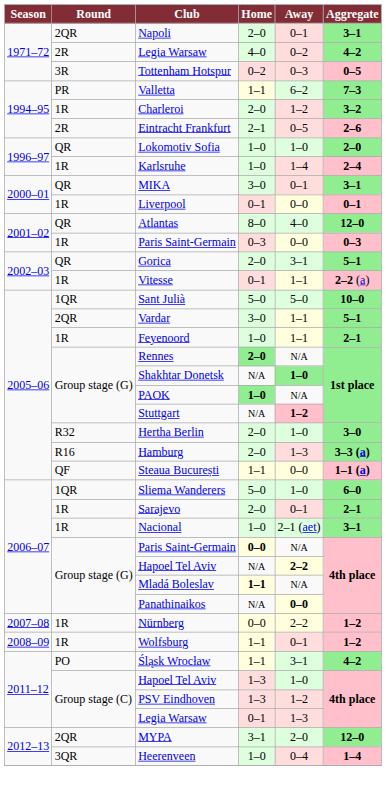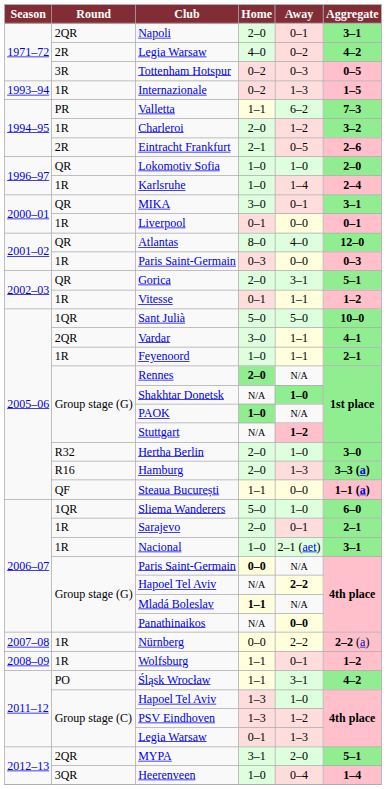+ row: (172, 90)
(352, 280) 2–2 (a) -> (352, 299) 1–2
(352, 318) 5–1 -> (352, 337) 4–1
(352, 623) 1–2 -> (352, 642) 2–2 (a)
(352, 737) 12–0 -> (352, 756) 5–1
